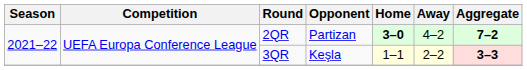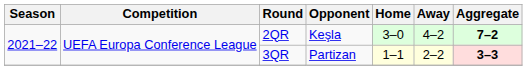(332, 34) Partizan -> (325, 34) Keşla
(393, 34) bold -> (393, 34) normal
(325, 55) Keşla -> (332, 55) Partizan
